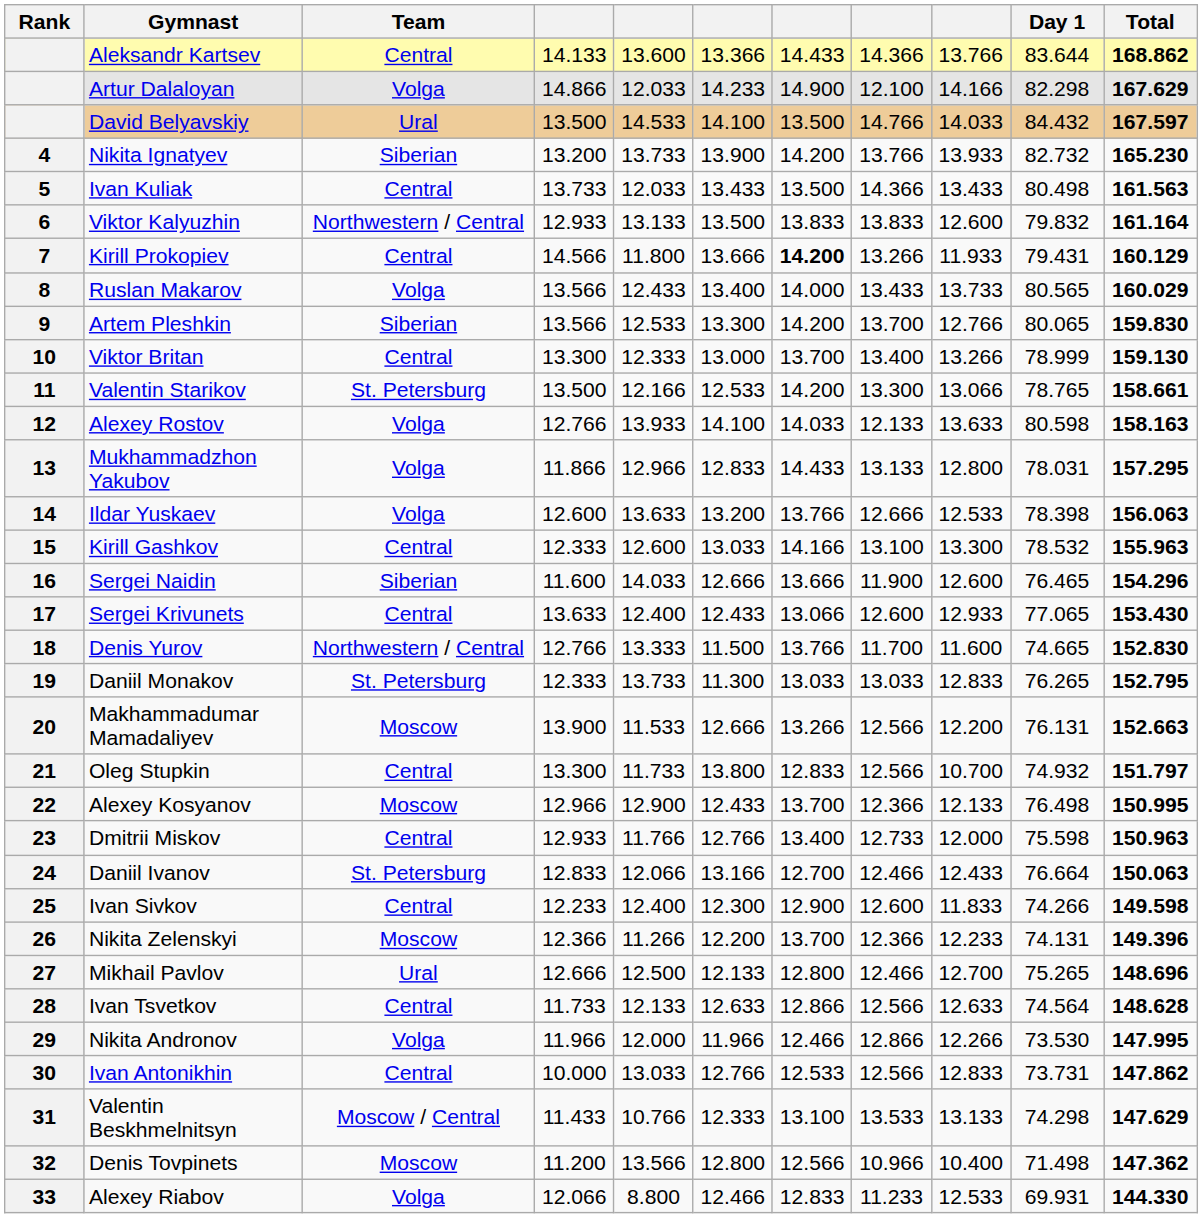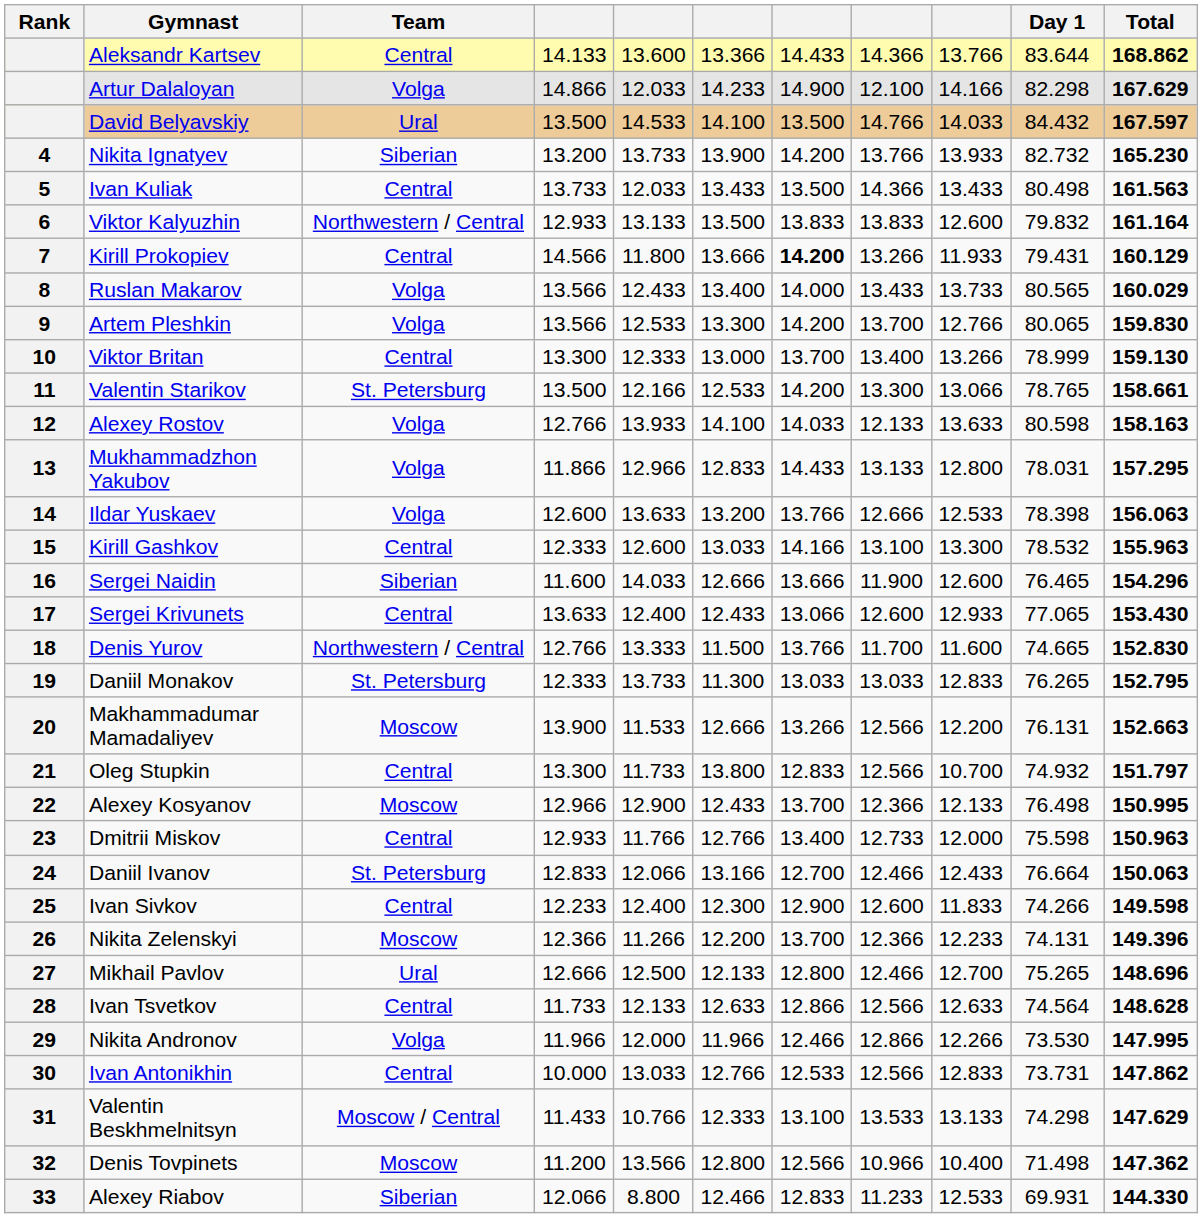(418, 323) Siberian -> (418, 323) Volga
(418, 1196) Volga -> (418, 1196) Siberian
